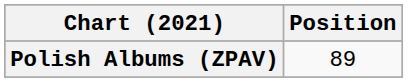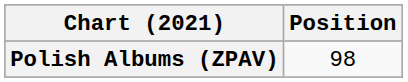(343, 60) 89 -> (343, 60) 98
